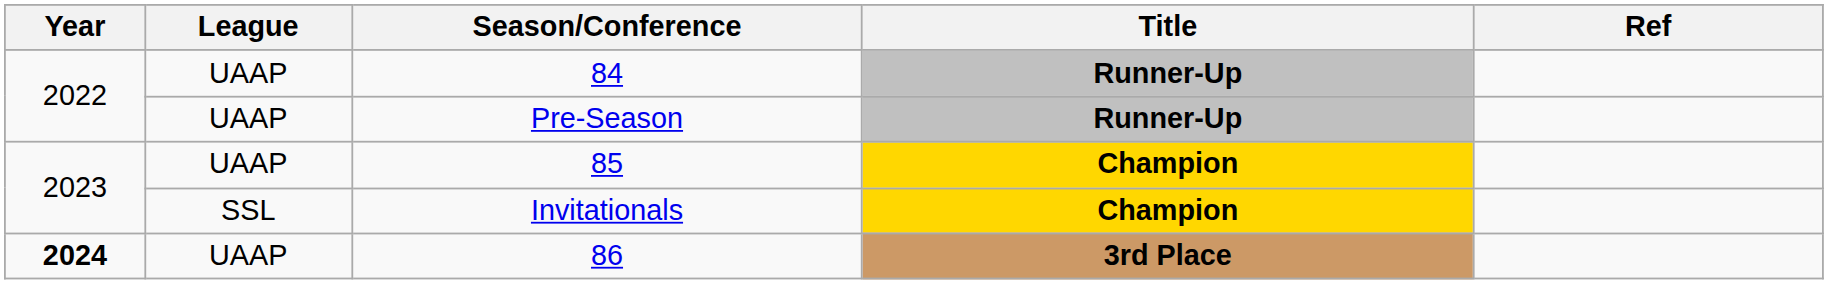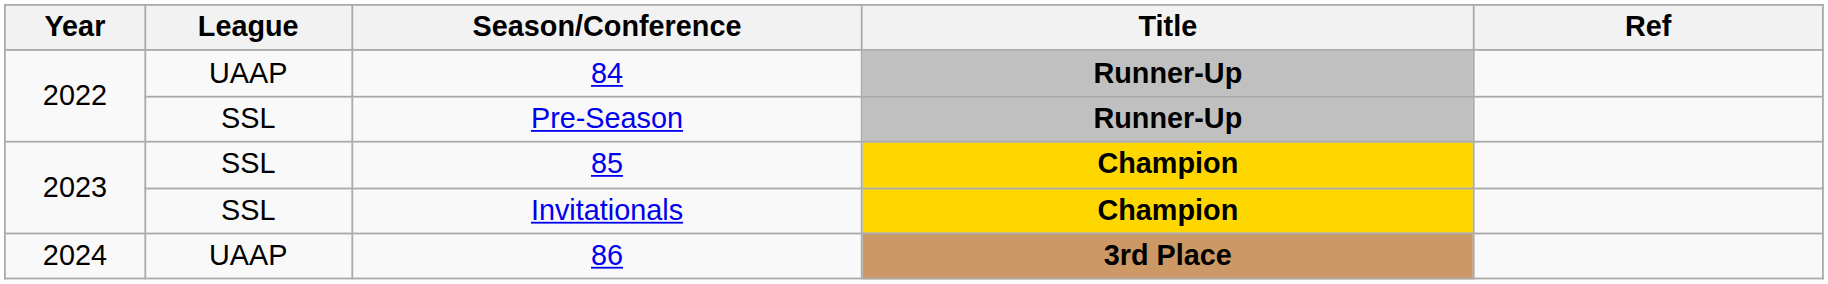(248, 118) UAAP -> (248, 118) SSL
(248, 164) UAAP -> (248, 164) SSL
(75, 255) bold -> (75, 255) normal
